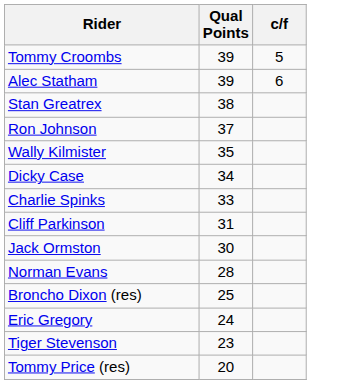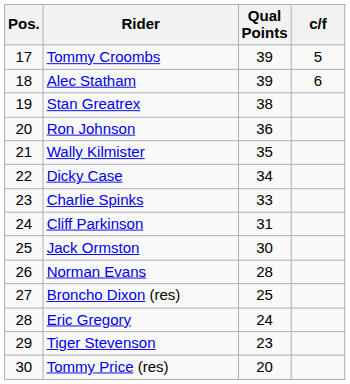+ column: (24, 24)
(226, 128) 37 -> (265, 128) 36
